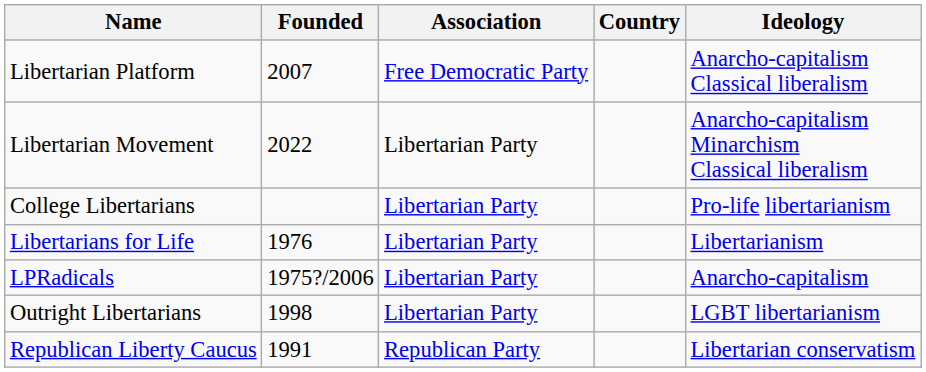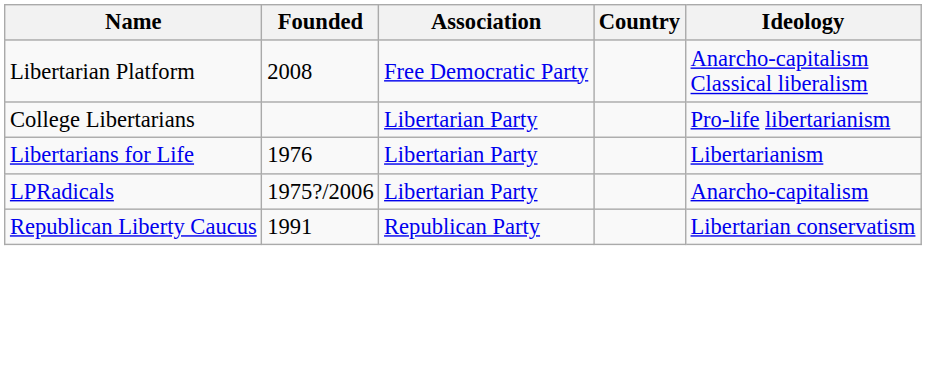(290, 70) 2007 -> (290, 70) 2008
- row: (112, 144)
- row: (105, 313)
